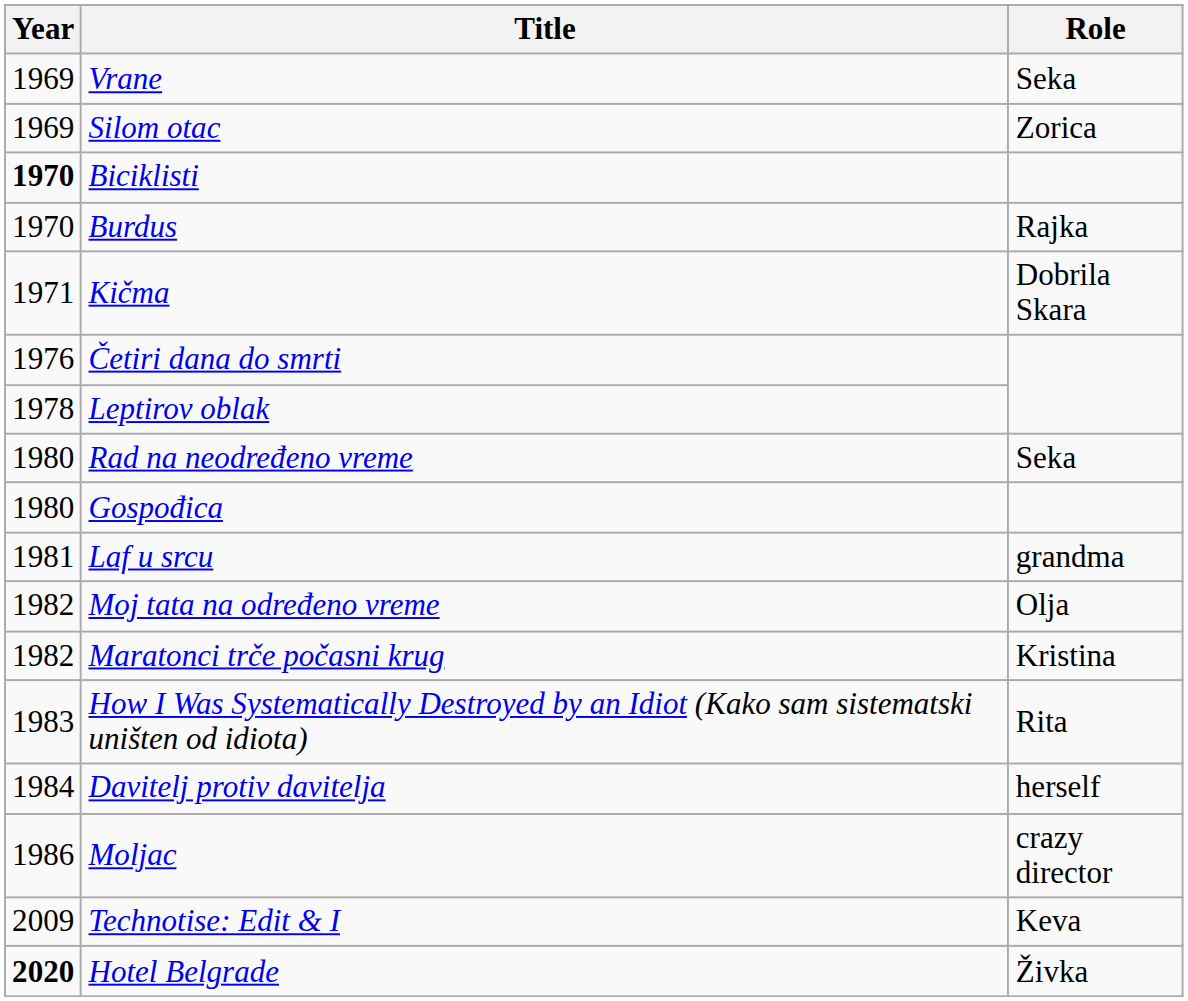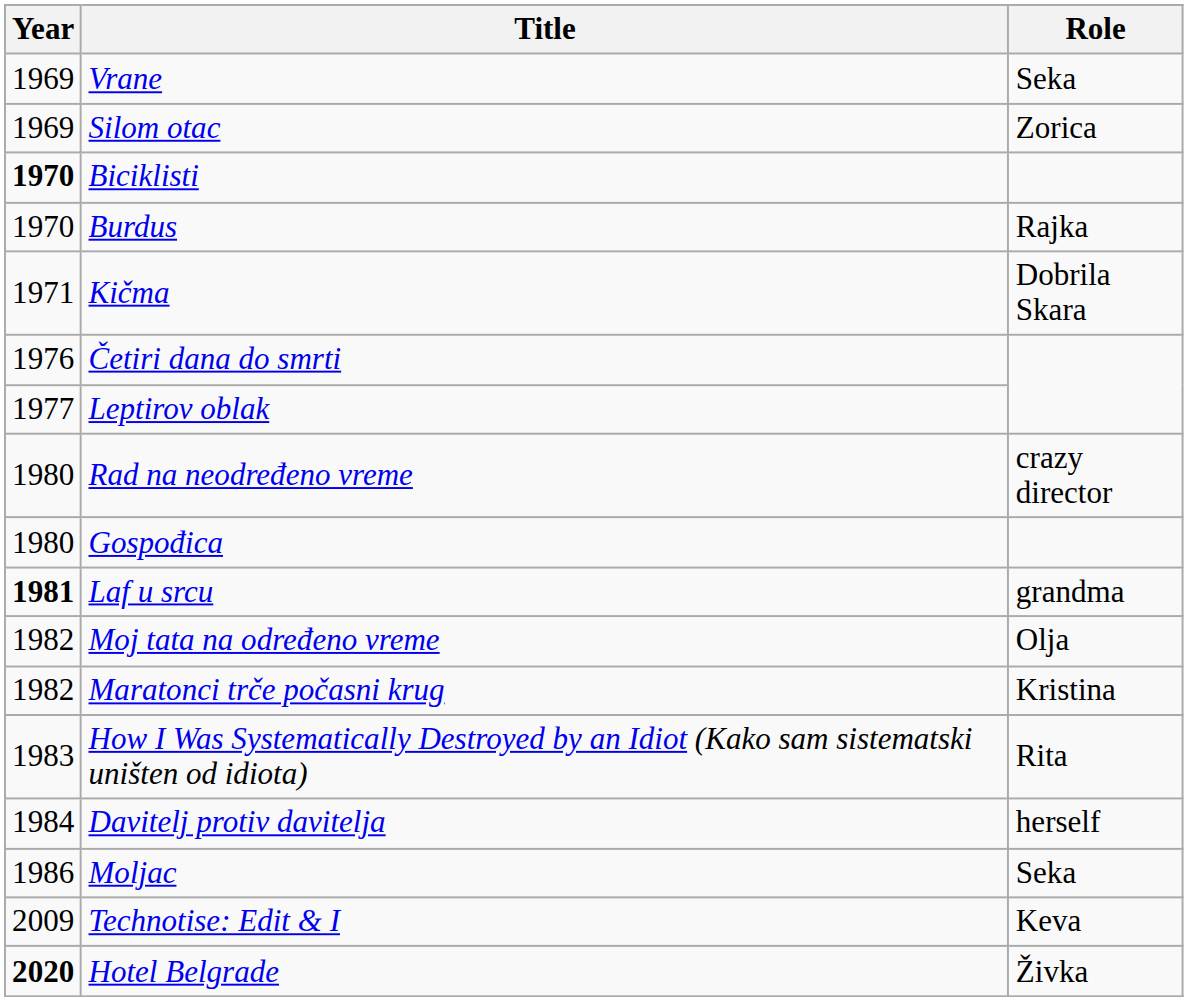(43, 408) 1978 -> (43, 408) 1977
(1046, 457) Seka -> (1064, 475) crazy director
(43, 556) normal -> (43, 591) bold
(1064, 854) crazy director -> (1046, 872) Seka
